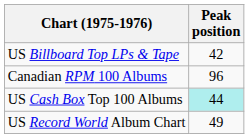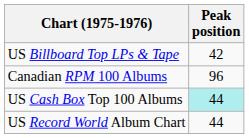(216, 122) 49 -> (216, 122) 44
